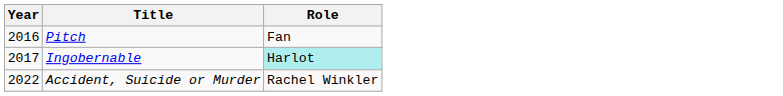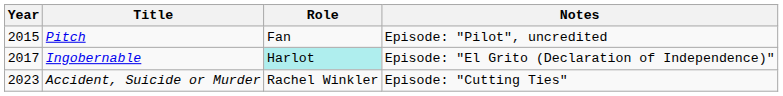+ column: (580, 15)
(24, 37) 2016 -> (24, 37) 2015
(24, 80) 2022 -> (24, 80) 2023
